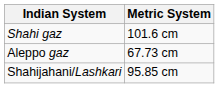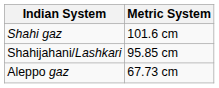rows swapped: (64, 72) <-> (38, 53)
